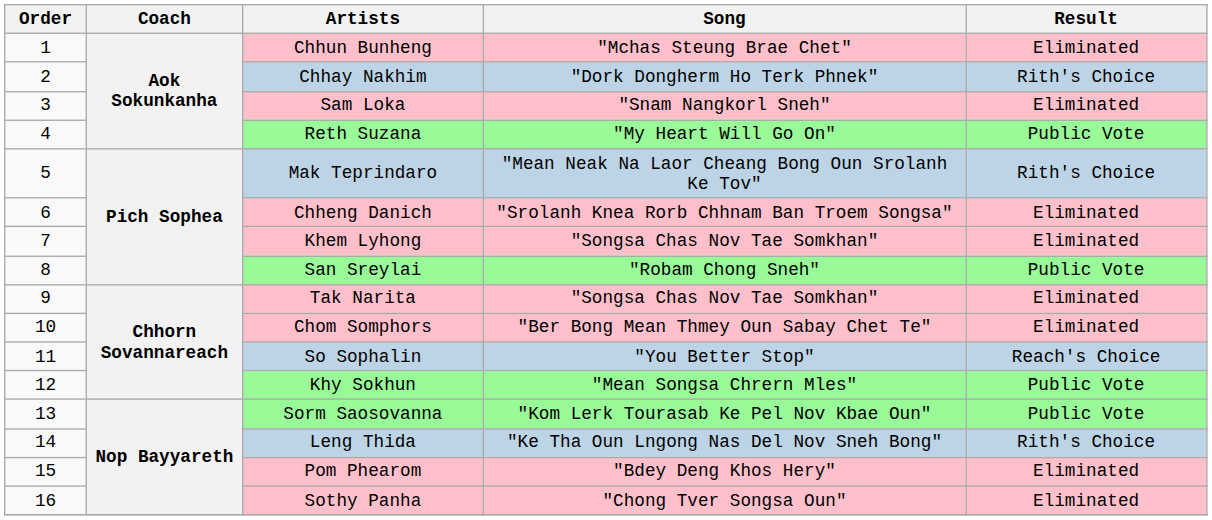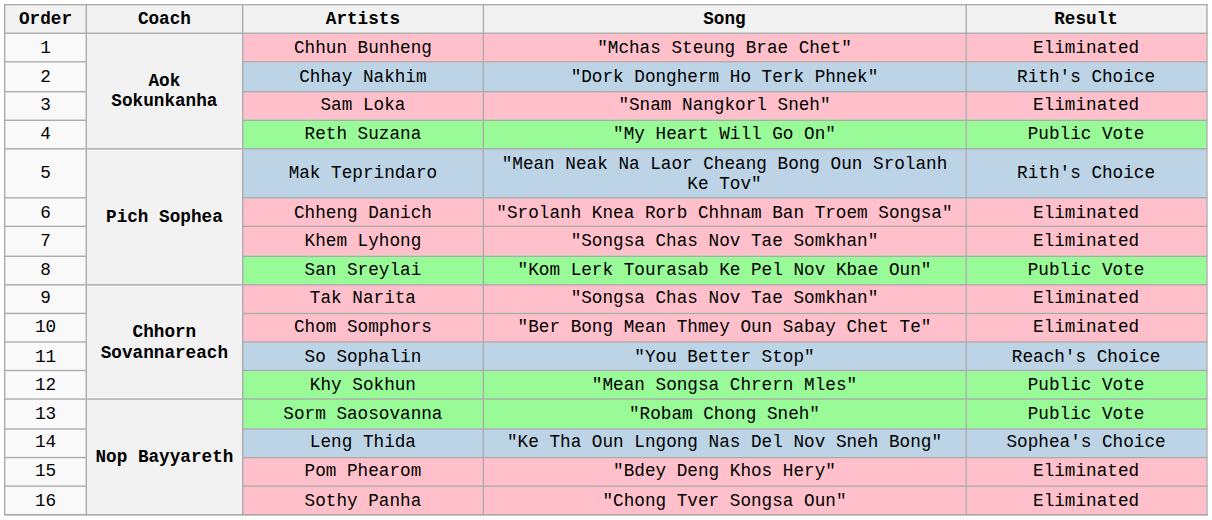(724, 270) "Robam Chong Sneh" -> (724, 270) "Kom Lerk Tourasab Ke Pel Nov Kbae Oun"
(724, 414) "Kom Lerk Tourasab Ke Pel Nov Kbae Oun" -> (724, 414) "Robam Chong Sneh"
(1086, 443) Rith's Choice -> (1086, 443) Sophea's Choice
